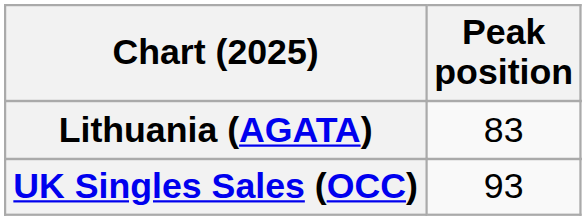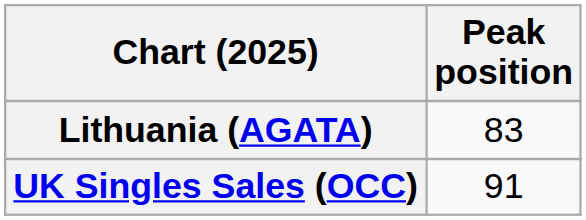(504, 186) 93 -> (504, 186) 91
